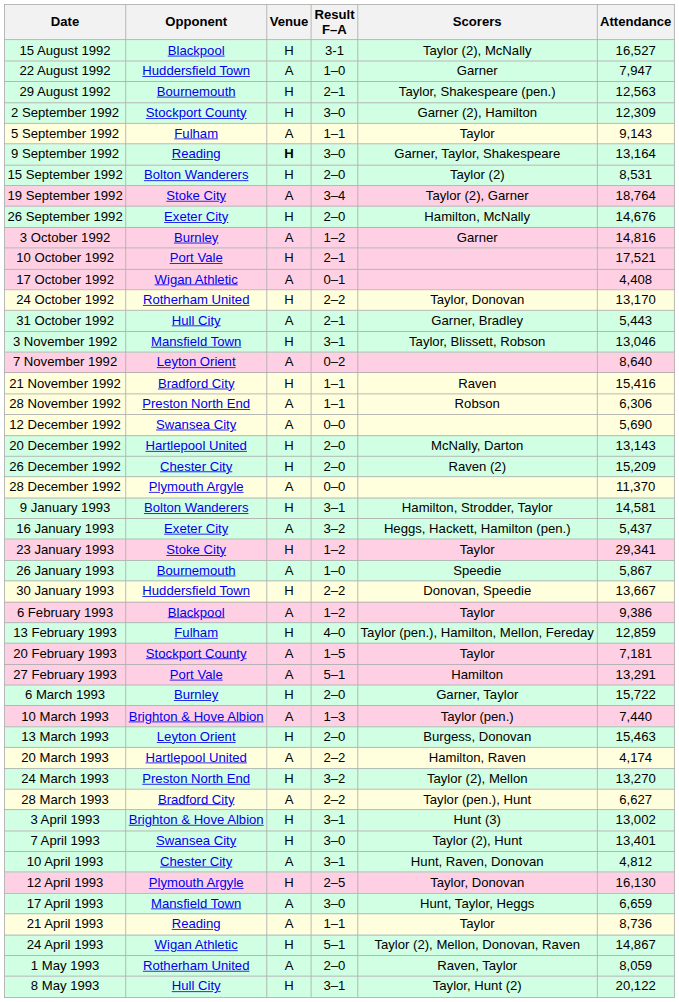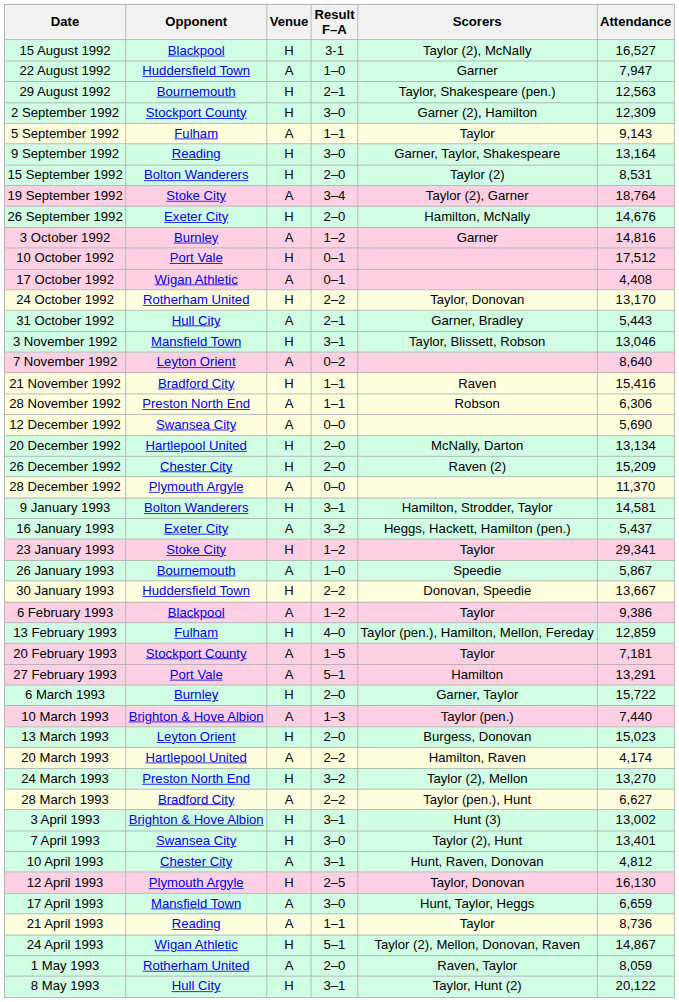(289, 154) bold -> (289, 154) normal
(334, 258) 2–1 -> (334, 258) 0–1
(636, 258) 17,521 -> (636, 258) 17,512
(636, 445) 13,143 -> (636, 445) 13,134
(636, 737) 15,463 -> (636, 737) 15,023
